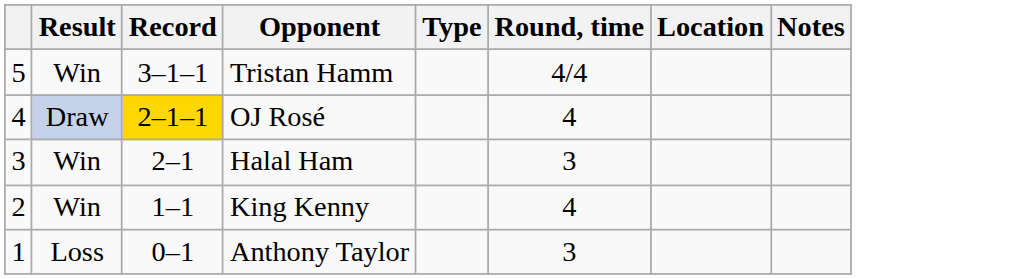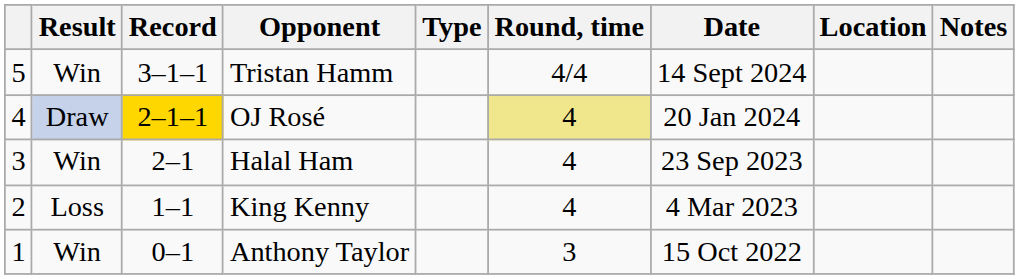+ column: (732, 26)
(569, 116) no background -> (569, 116) khaki background
(569, 161) 3 -> (569, 161) 4
(77, 206) Win -> (77, 206) Loss
(77, 251) Loss -> (77, 251) Win
